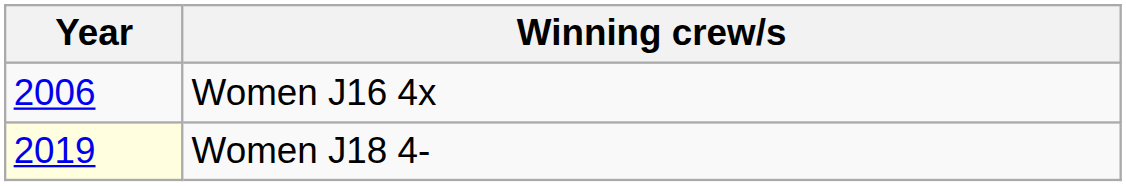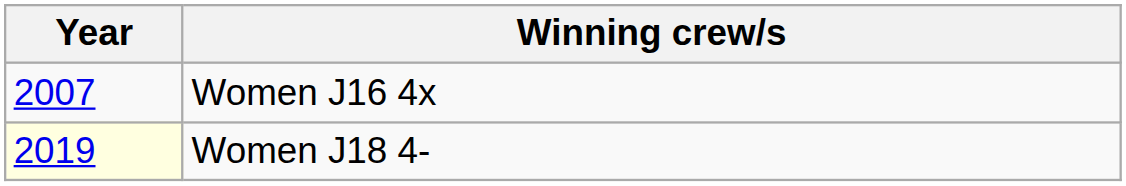(55, 92) 2006 -> (55, 92) 2007
